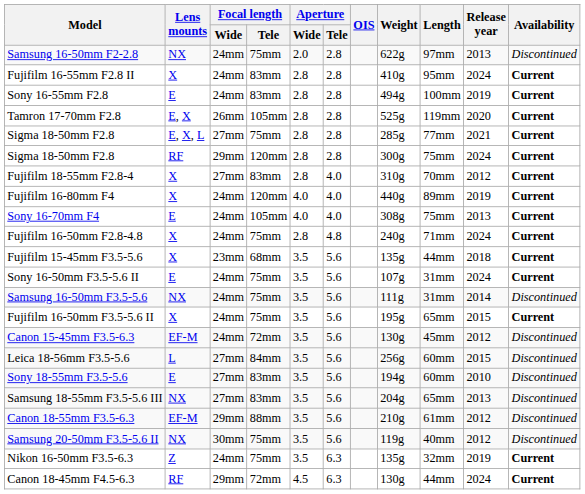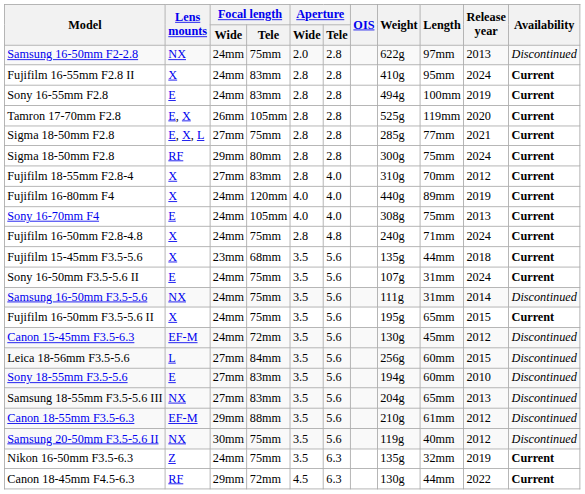(269, 156) 120mm -> (265, 156) 80mm
(479, 479) 2024 -> (479, 479) 2022
